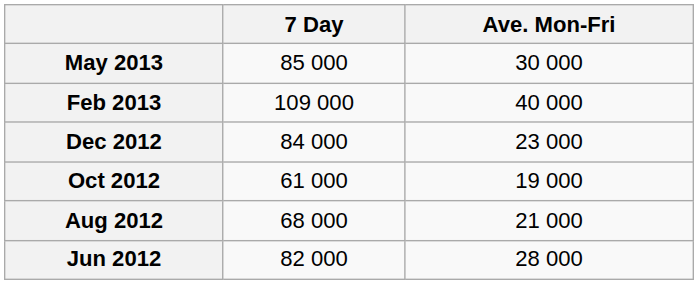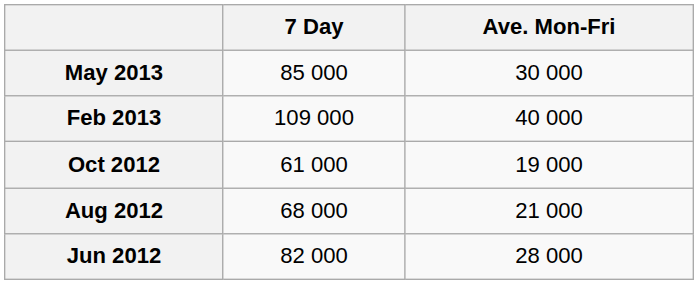- row: (114, 141)
